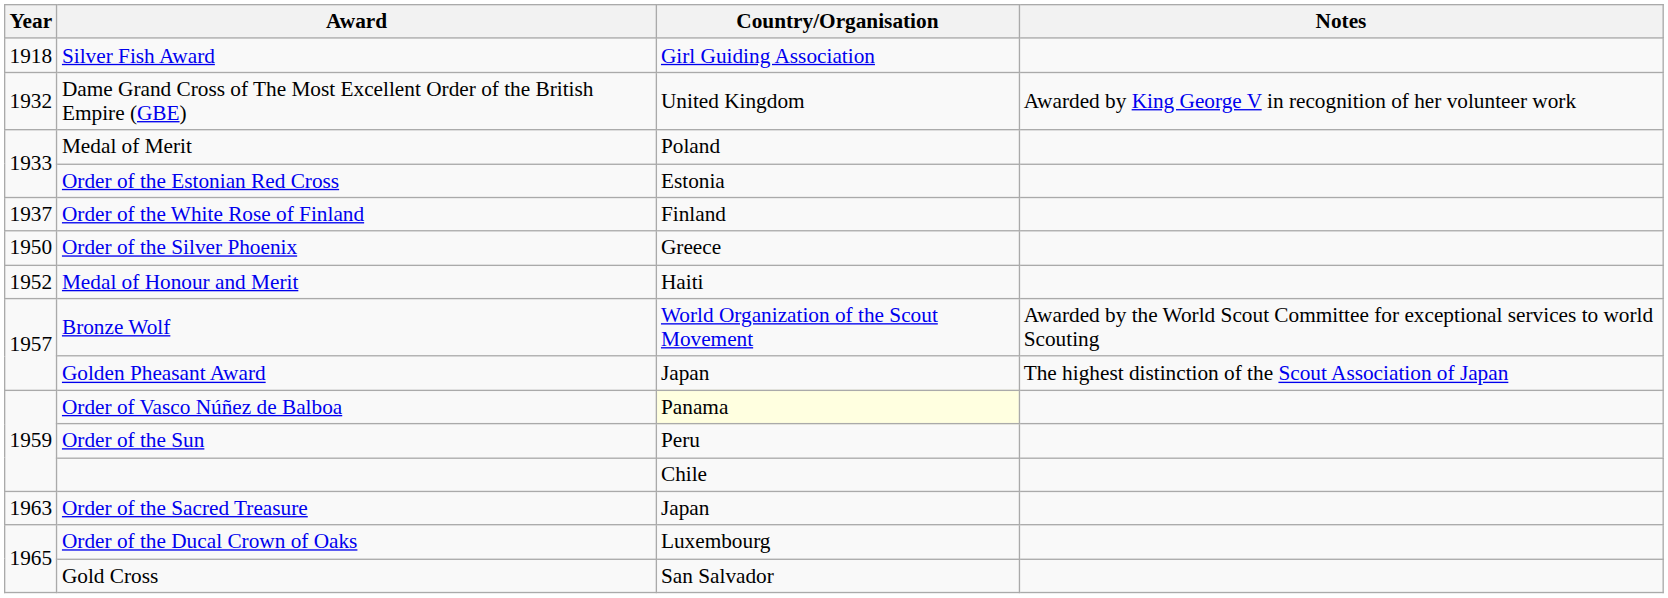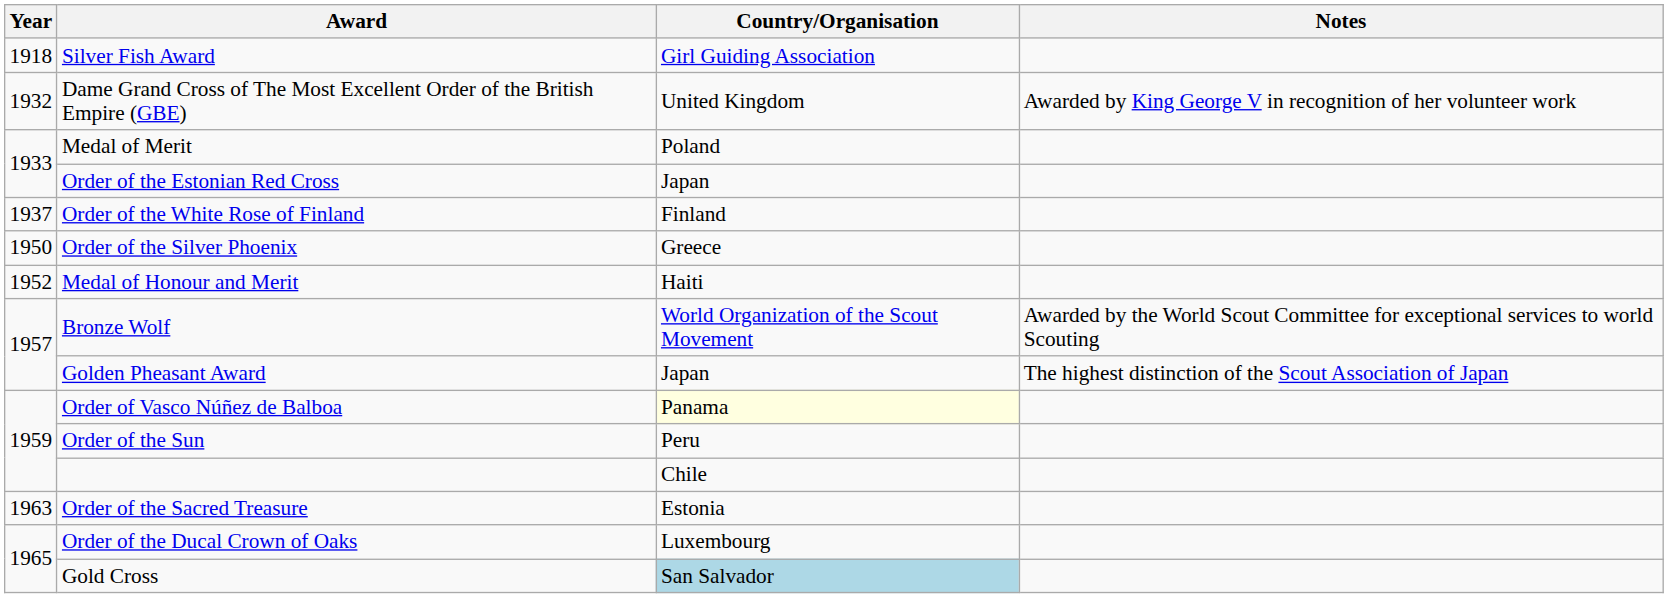(693, 180) Estonia -> (685, 180) Japan
(685, 507) Japan -> (693, 507) Estonia
(717, 575) no background -> (717, 575) lightblue background
